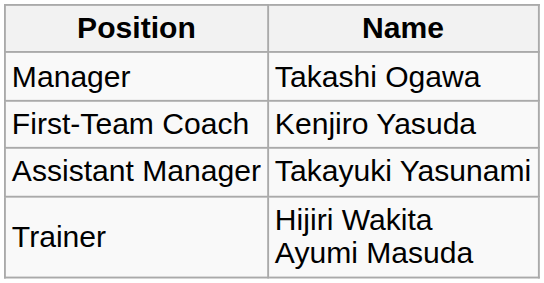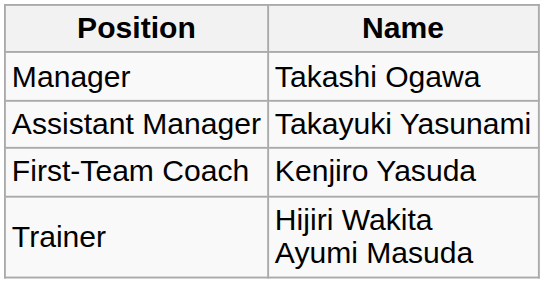rows swapped: (136, 171) <-> (131, 123)
